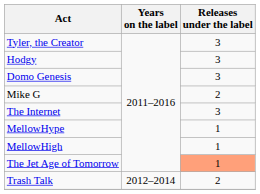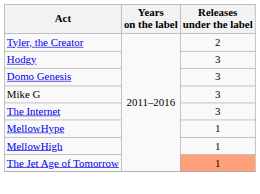(218, 42) 3 -> (218, 42) 2
(218, 94) 2 -> (218, 94) 3
- row: (30, 180)
